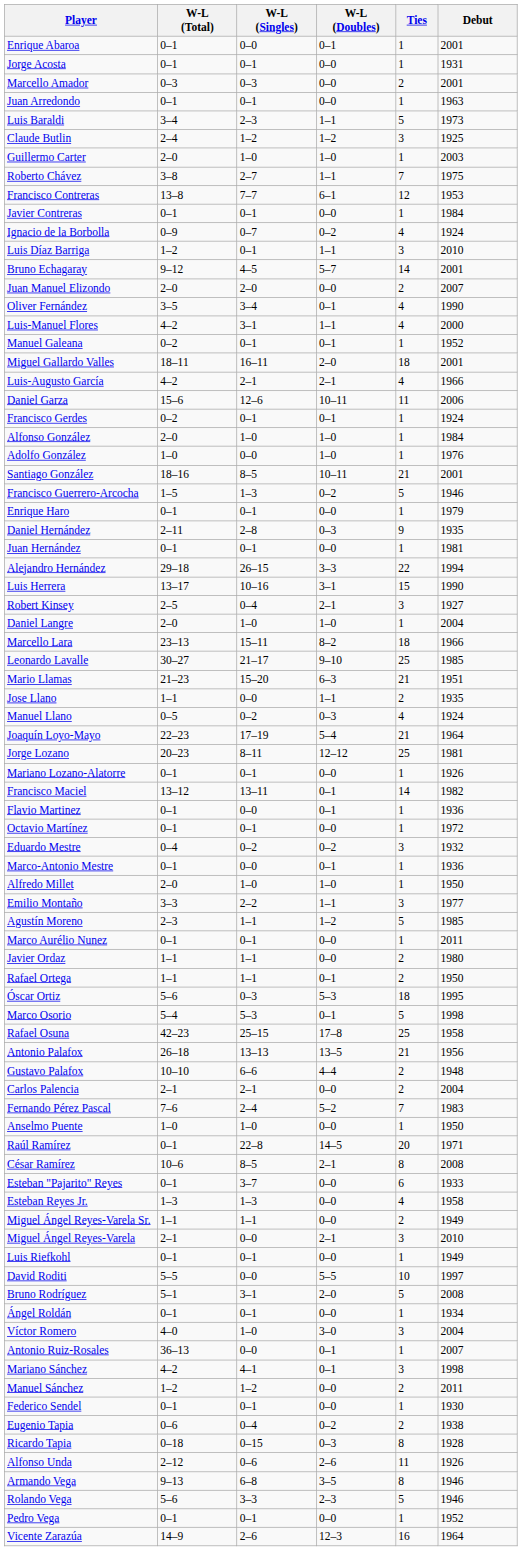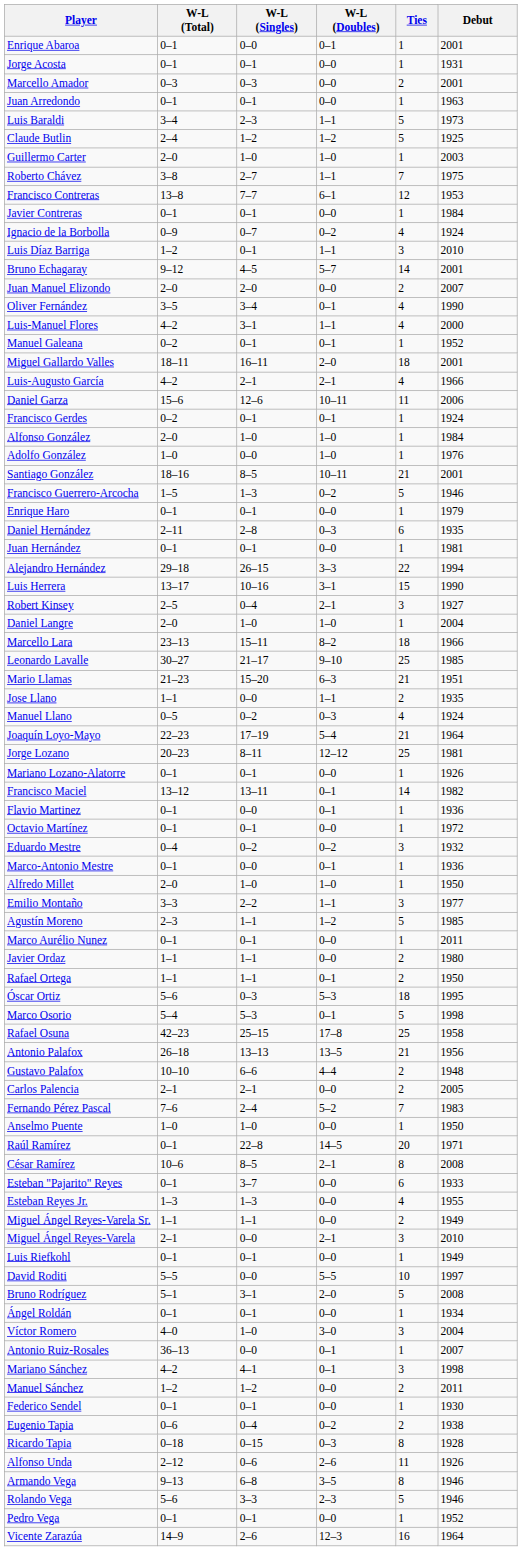(401, 138) 3 -> (401, 138) 5
(401, 529) 9 -> (401, 529) 6
(452, 1089) 2004 -> (452, 1089) 2005
(452, 1200) 1958 -> (452, 1200) 1955
